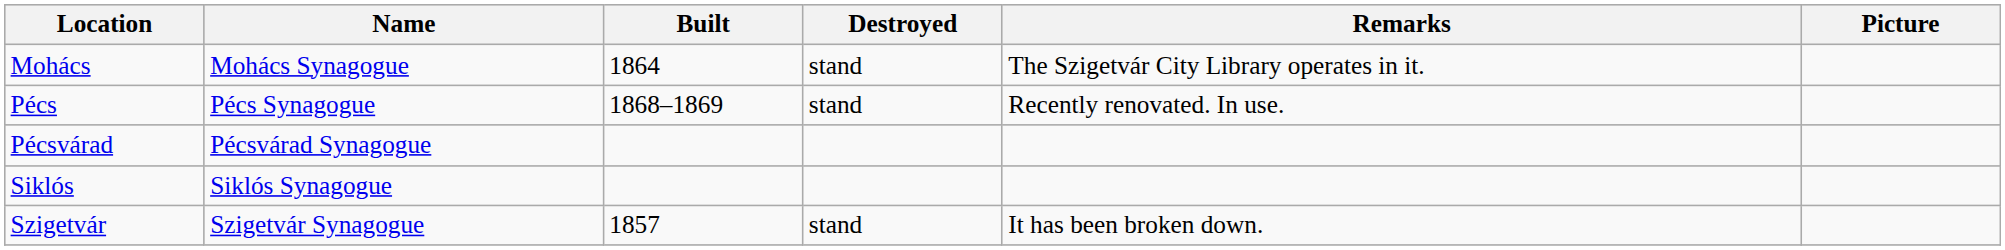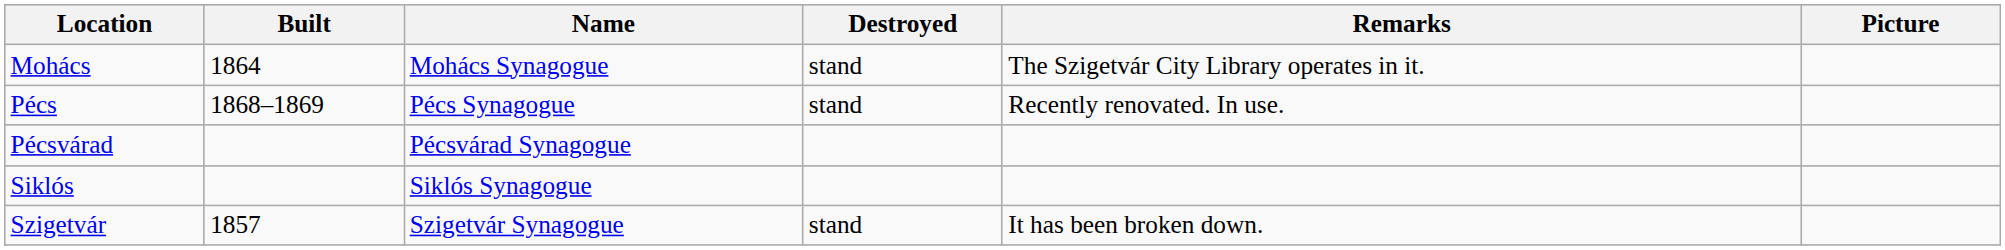columns swapped: (404, 24) <-> (703, 24)
